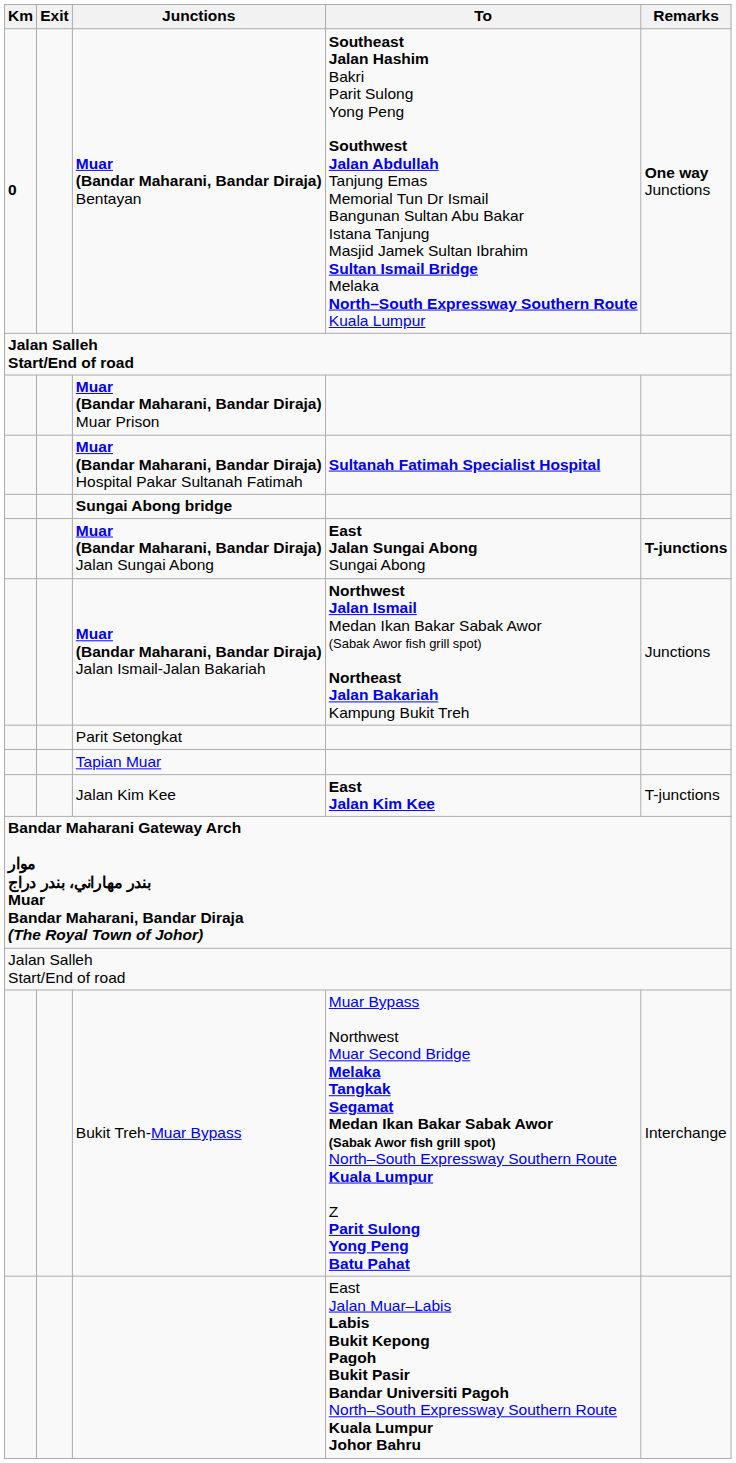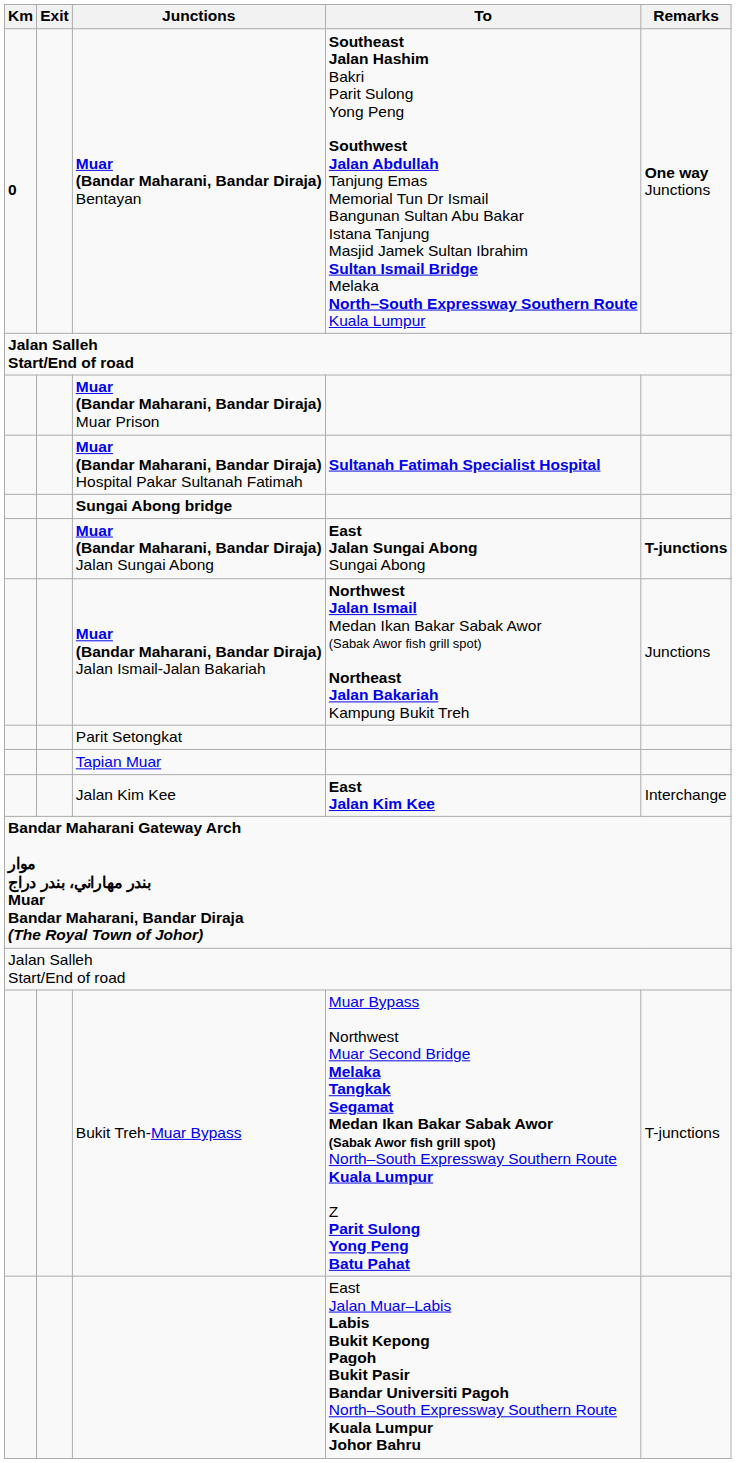(682, 795) T-junctions -> (686, 795) Interchange
(686, 1133) Interchange -> (682, 1133) T-junctions
